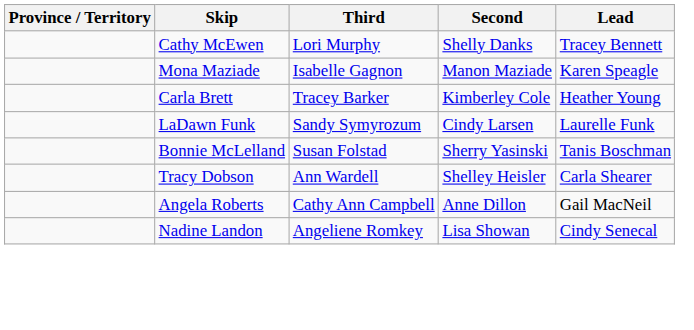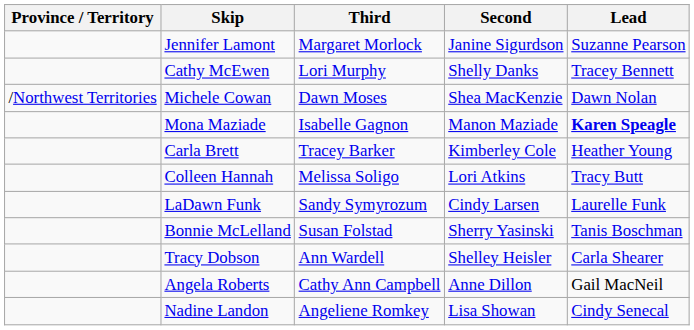+ row: (220, 44)
+ row: (218, 97)
(609, 71) normal -> (624, 124) bold
+ row: (219, 177)
